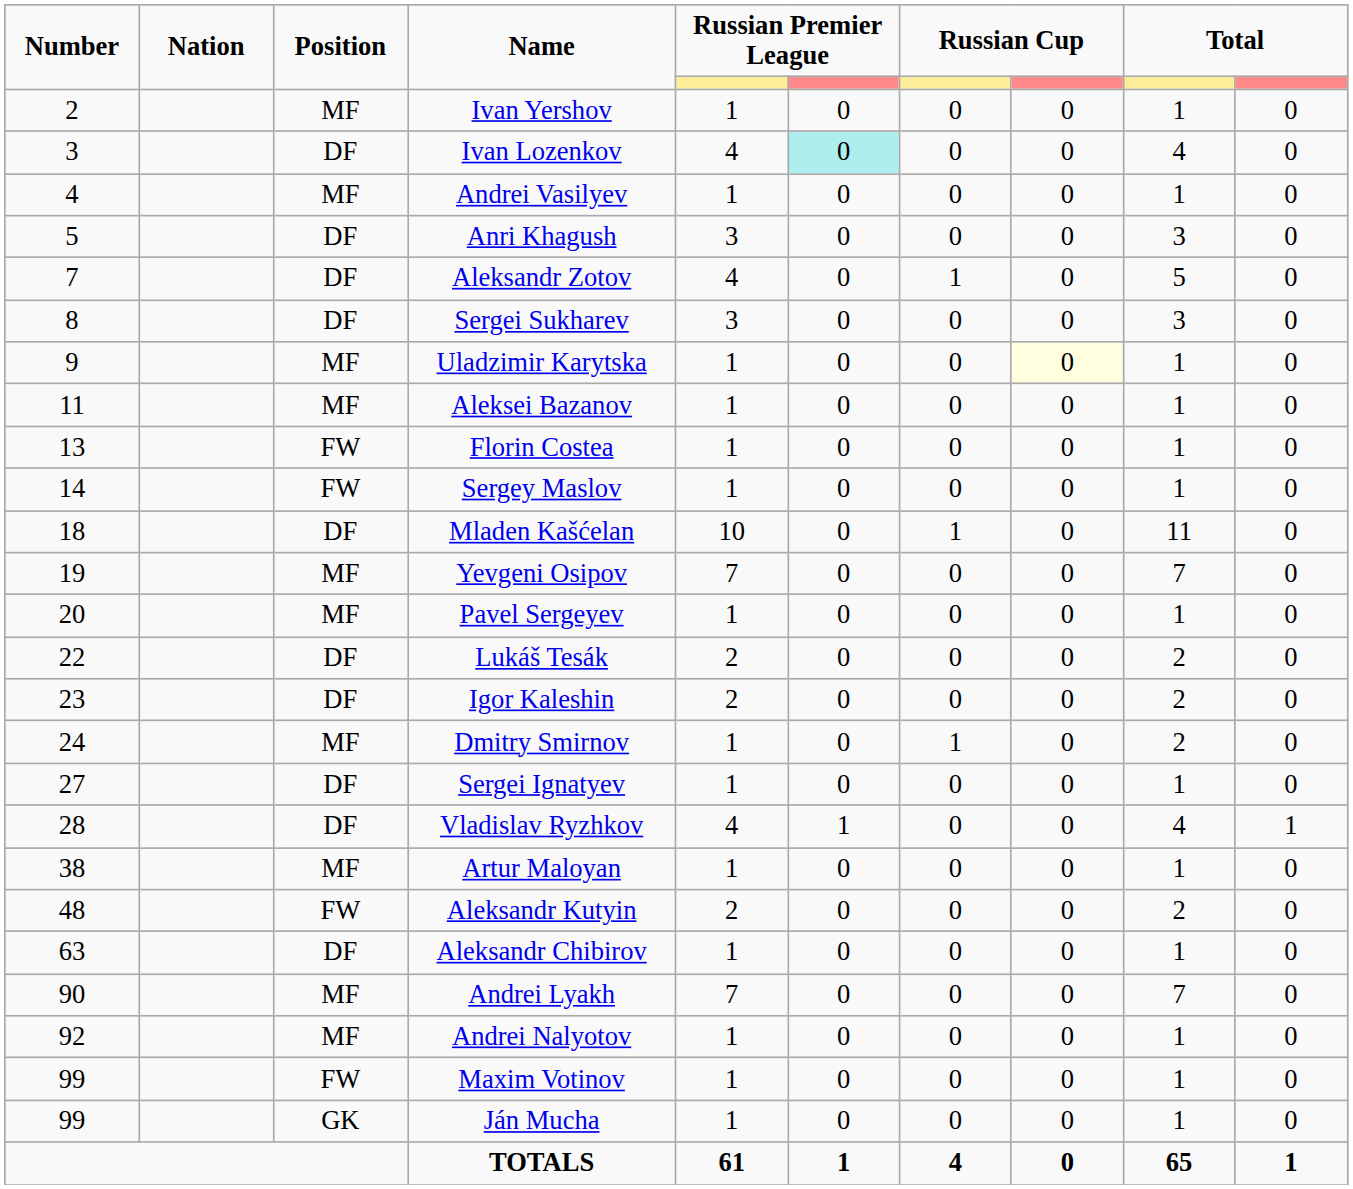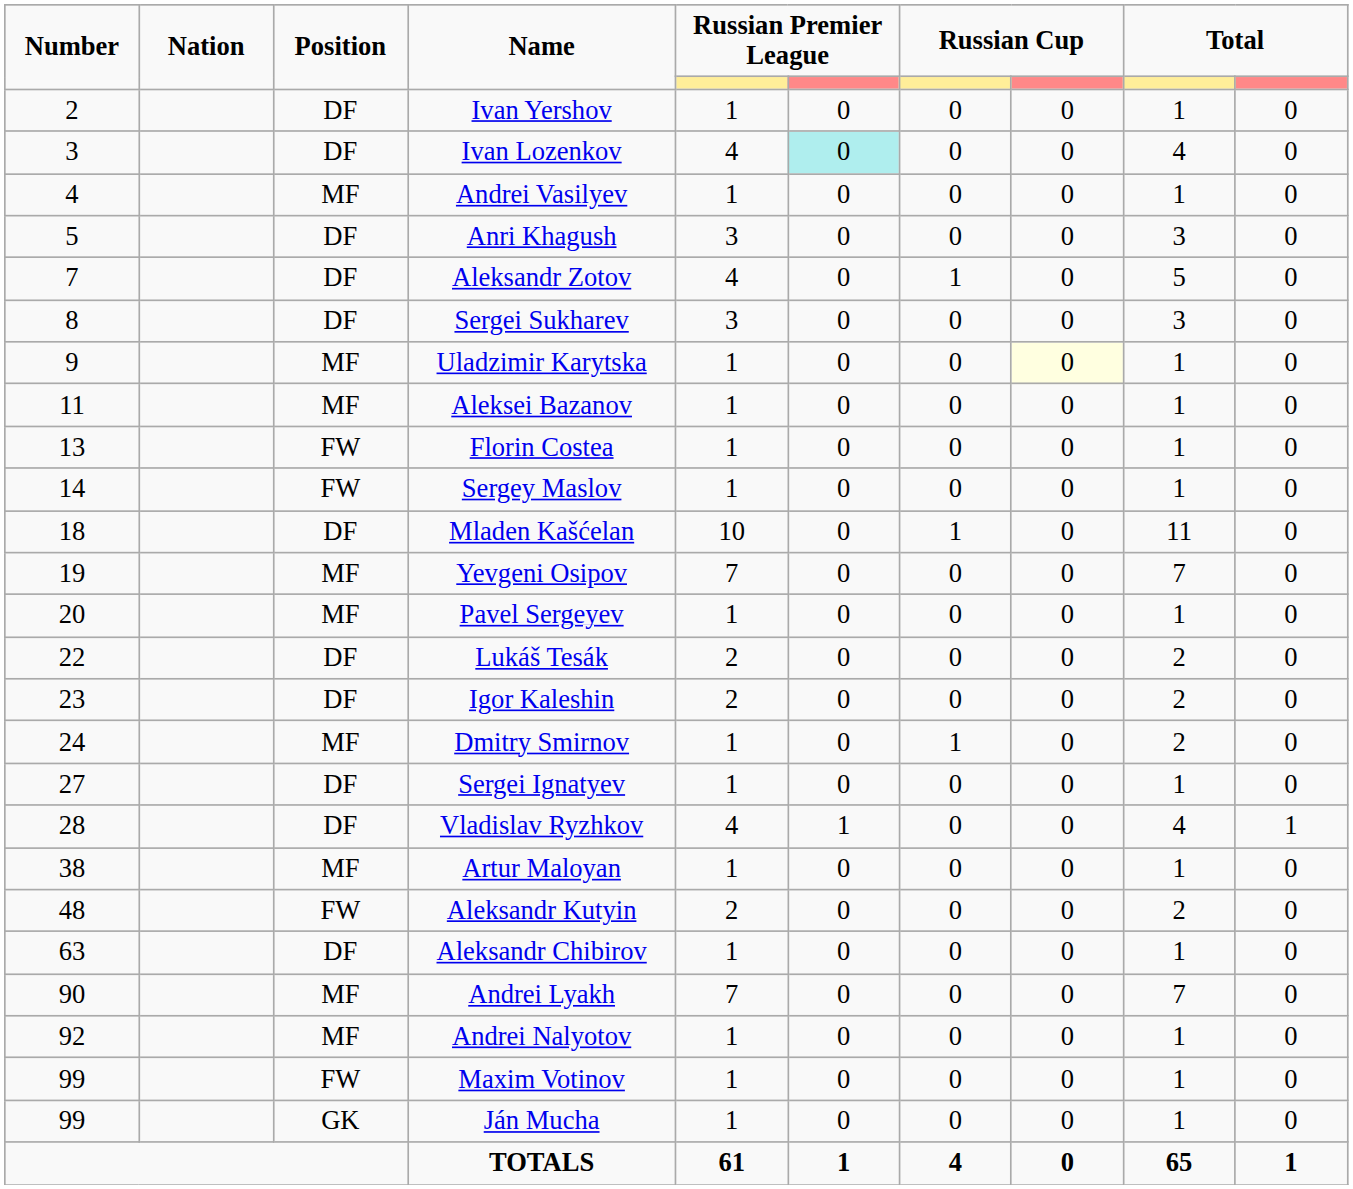(340, 109) MF -> (340, 109) DF
